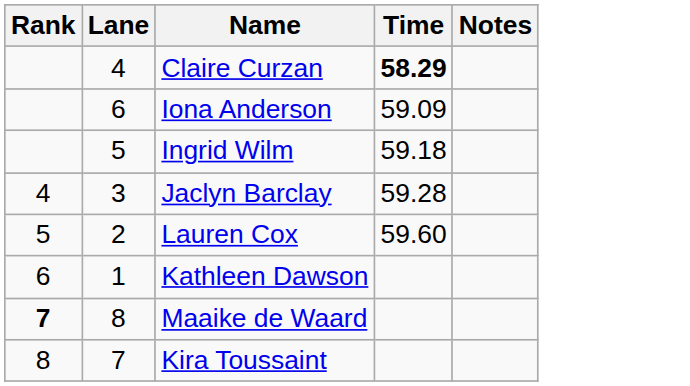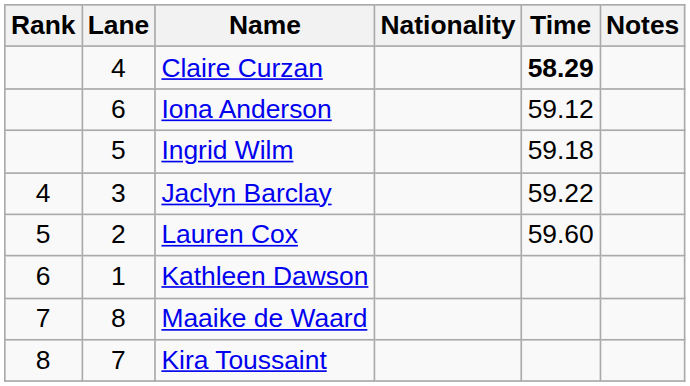+ column: (448, 25)
(414, 109) 59.09 -> (561, 109) 59.12
(414, 192) 59.28 -> (561, 192) 59.22
(43, 318) bold -> (43, 318) normal
